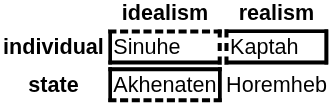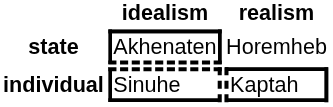rows swapped: (53, 84) <-> (53, 46)
